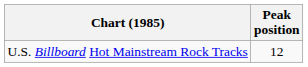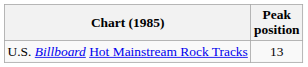(277, 51) 12 -> (277, 51) 13
